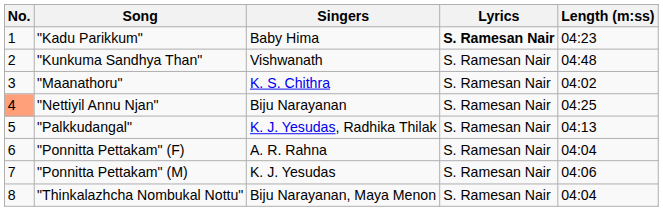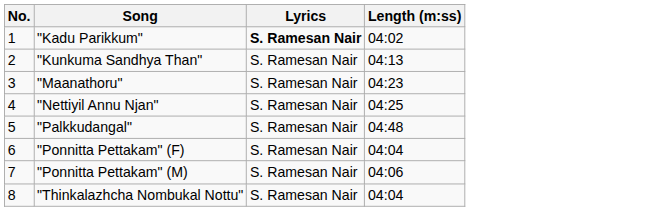- column: (343, 16)
(579, 38) 04:23 -> (386, 38) 04:02
(579, 61) 04:48 -> (386, 61) 04:13
(579, 83) 04:02 -> (386, 83) 04:23
(12, 105) lightsalmon background -> (12, 105) no background
(579, 128) 04:13 -> (386, 128) 04:48
